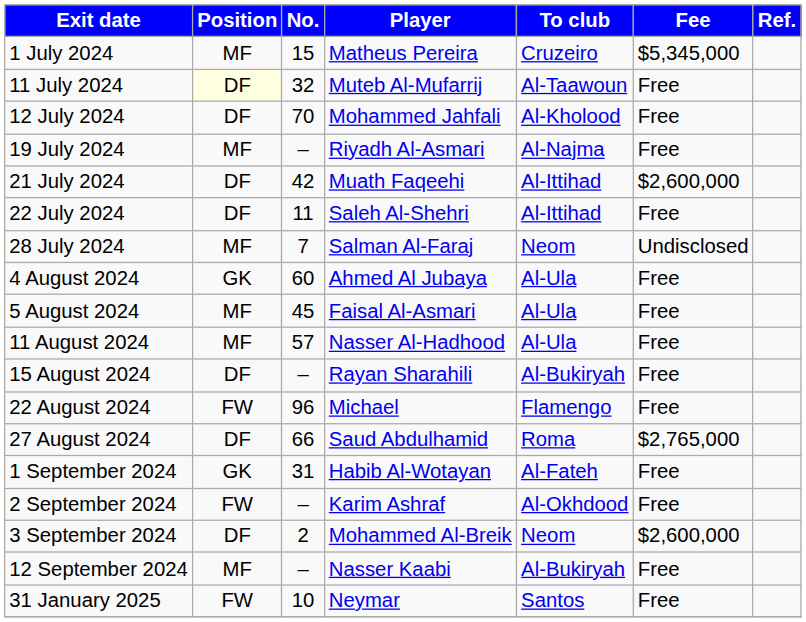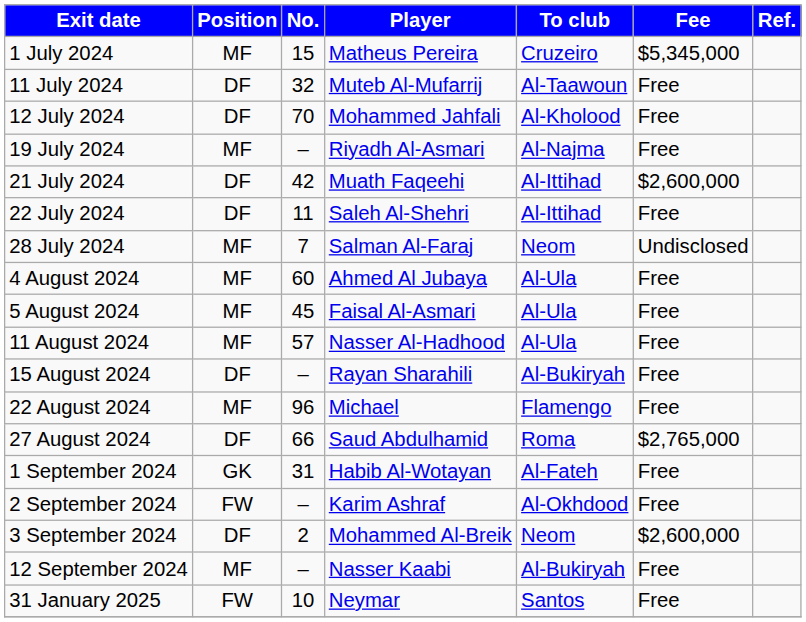(237, 85) lightyellow background -> (237, 85) no background
(237, 278) GK -> (237, 278) MF
(237, 407) FW -> (237, 407) MF
